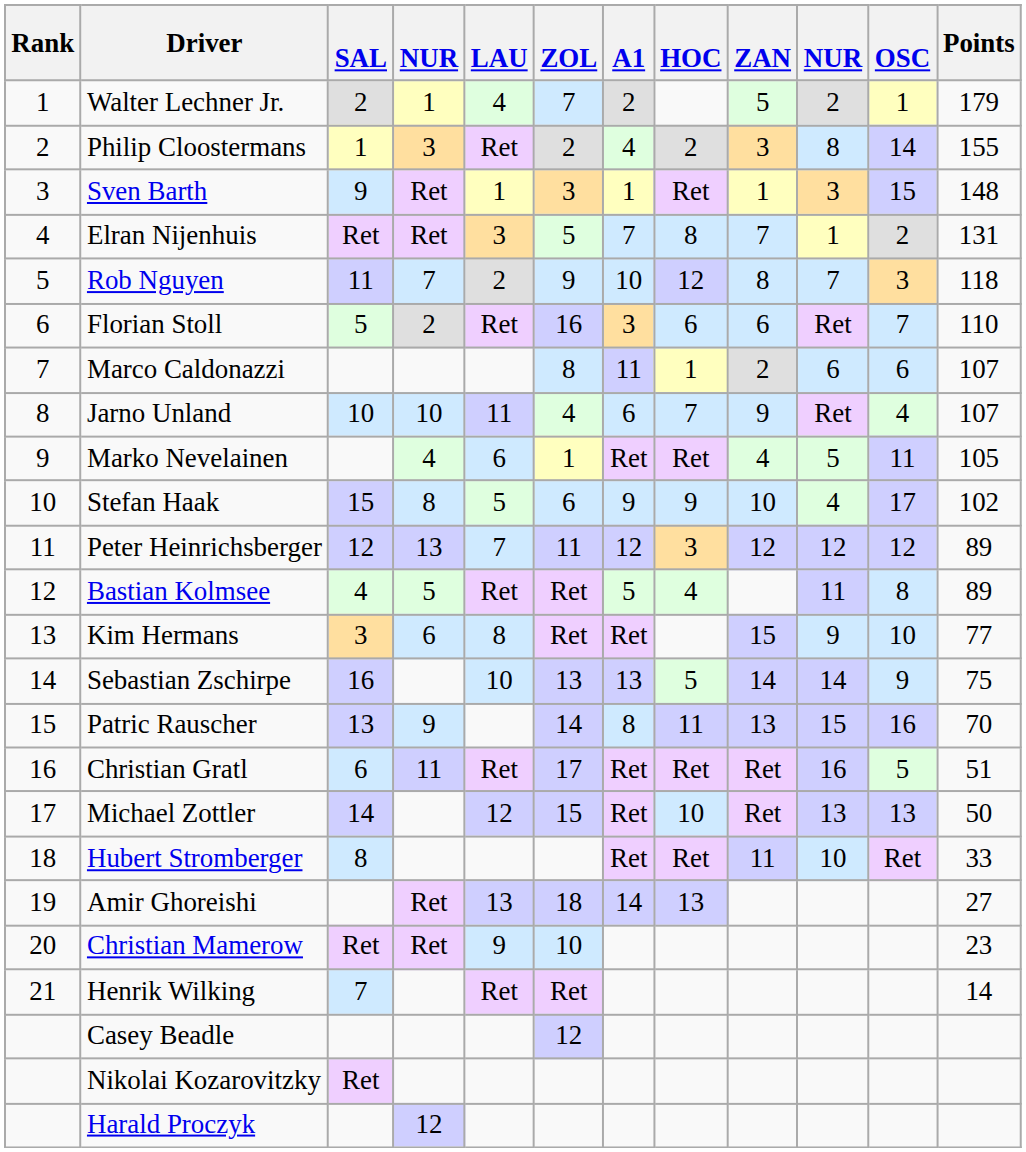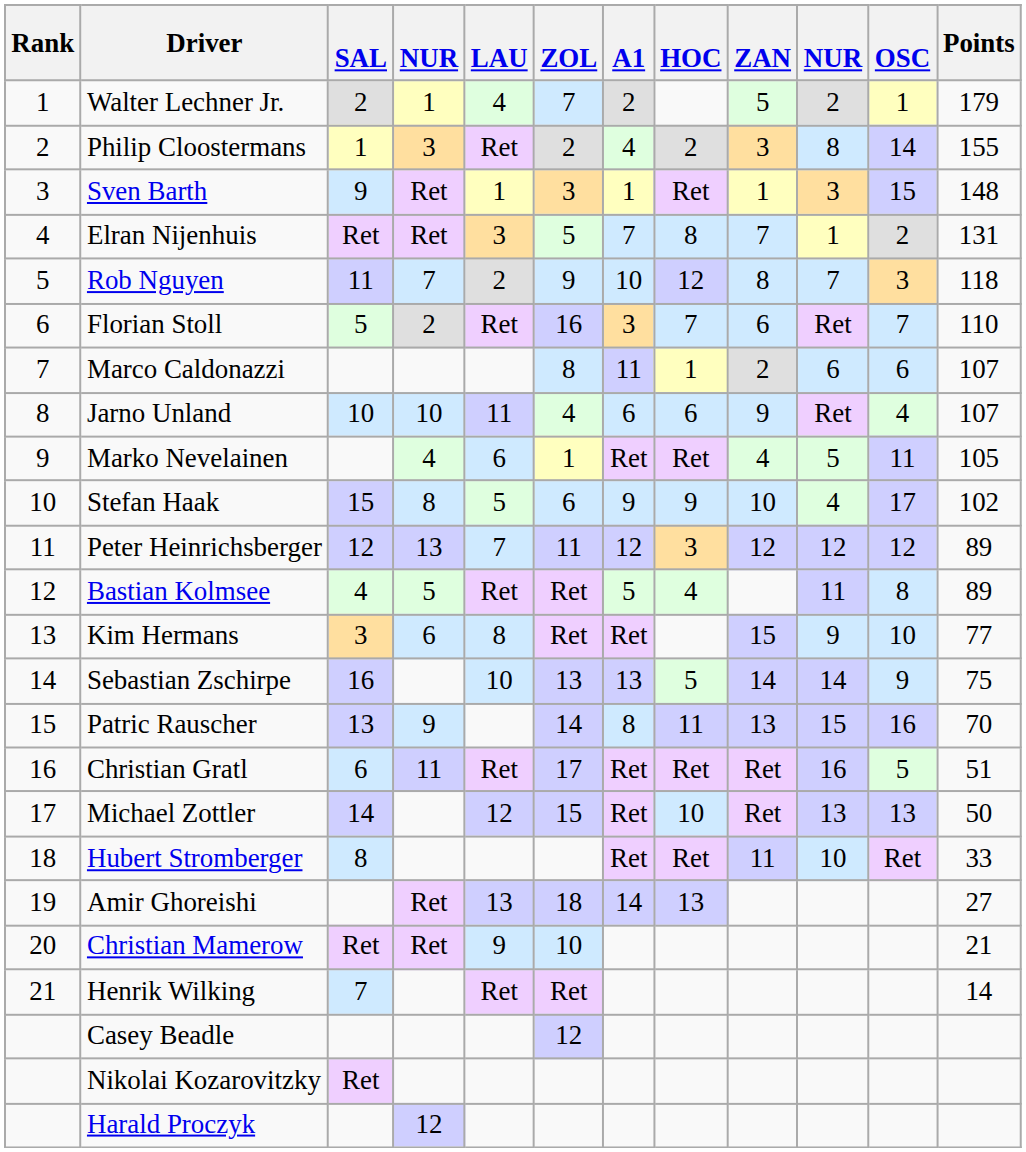(691, 324) 6 -> (691, 324) 7
(691, 413) 7 -> (691, 413) 6
(979, 946) 23 -> (979, 946) 21
